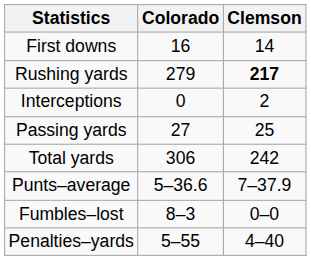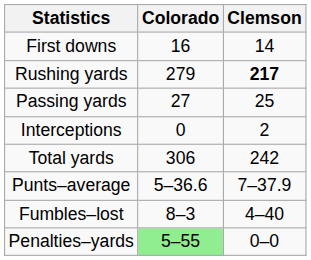rows swapped: (71, 102) <-> (71, 130)
(264, 213) 0–0 -> (264, 213) 4–40
(181, 241) no background -> (181, 241) lightgreen background
(264, 241) 4–40 -> (264, 241) 0–0
